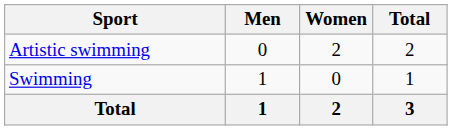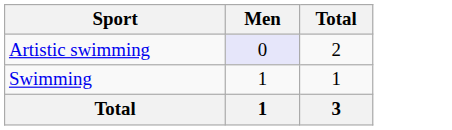- column: (336, 19)
(262, 49) no background -> (262, 49) lavender background
